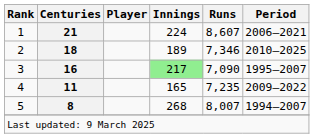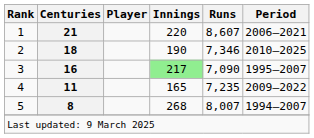(177, 32) 224 -> (177, 32) 220
(177, 51) 189 -> (177, 51) 190
